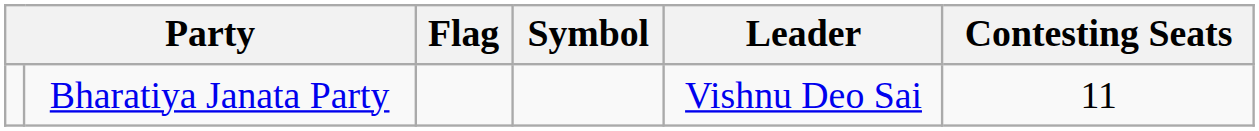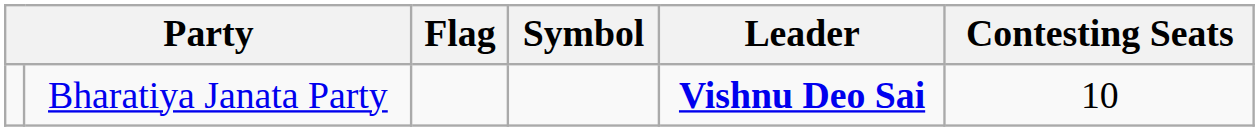(804, 94) normal -> (802, 94) bold
(1099, 94) 11 -> (1100, 94) 10
